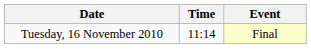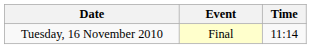columns swapped: (202, 14) <-> (265, 14)
